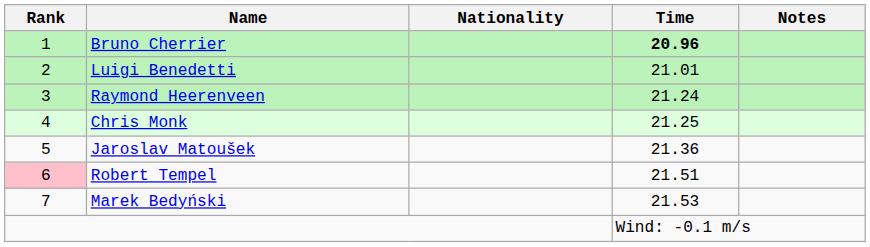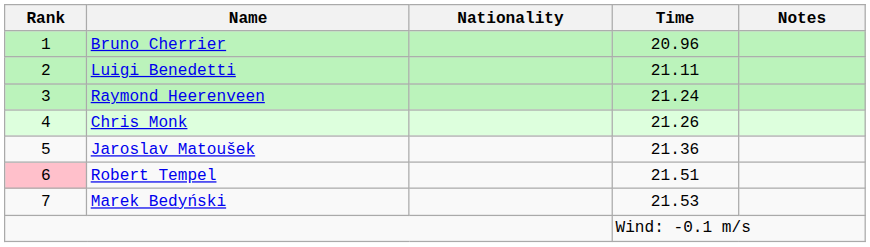(675, 44) bold -> (675, 44) normal
(675, 70) 21.01 -> (675, 70) 21.11
(675, 123) 21.25 -> (675, 123) 21.26
